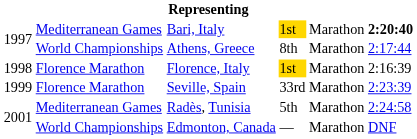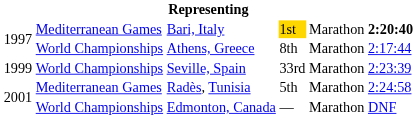- row: (208, 68)
(90, 88) Florence Marathon -> (99, 68) World Championships
